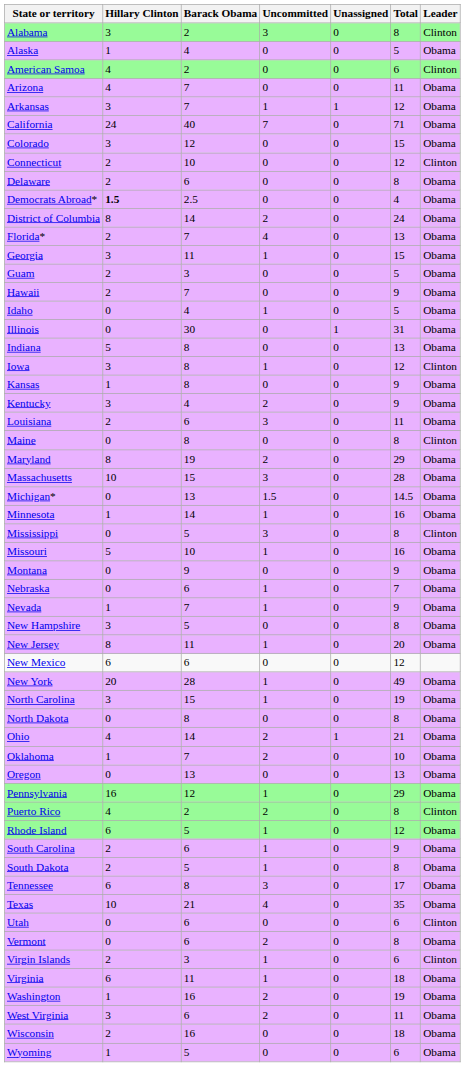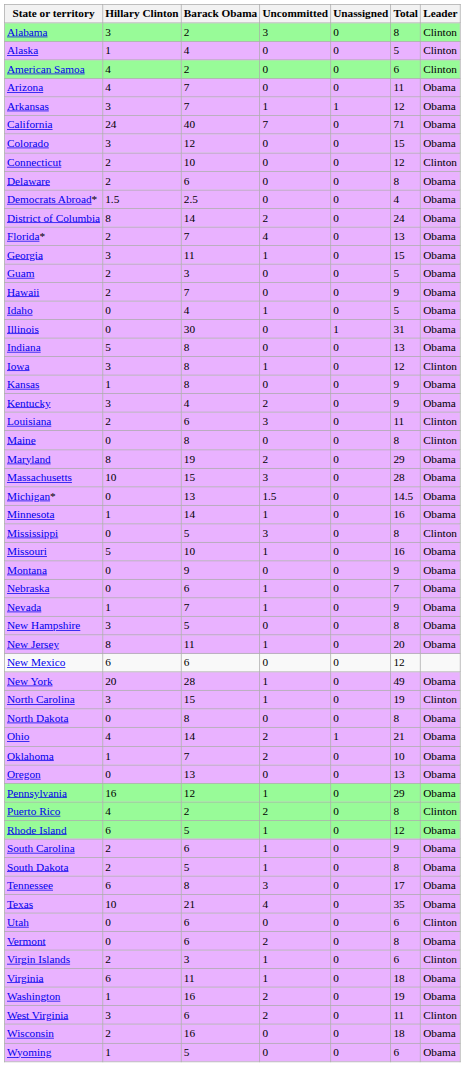(439, 51) Obama -> (440, 51) Clinton
(112, 199) bold -> (112, 199) normal
(439, 421) Obama -> (440, 421) Clinton
(439, 700) Obama -> (440, 700) Clinton
(439, 1015) Obama -> (440, 1015) Clinton
